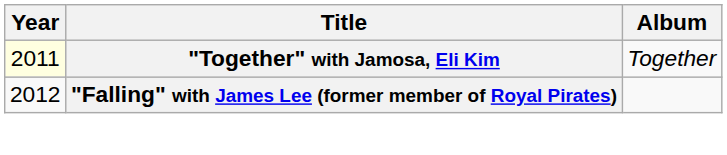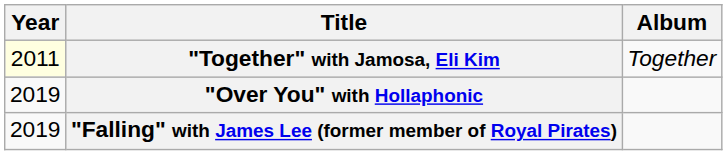+ row: (344, 94)
(35, 94) 2012 -> (35, 130) 2019
